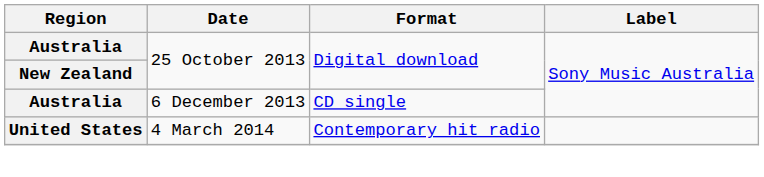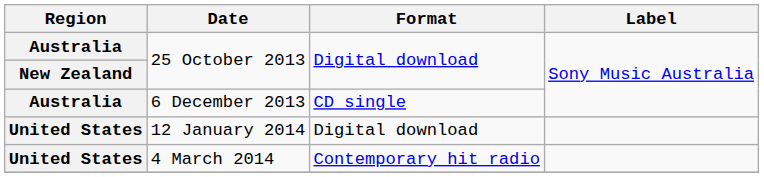+ row: (228, 131)
